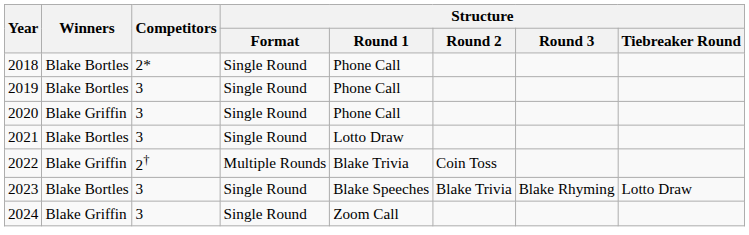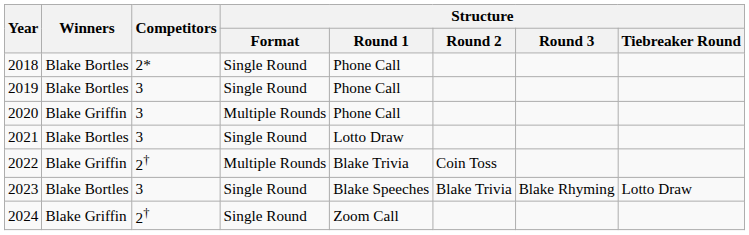(265, 112) Single Round -> (275, 112) Multiple Rounds
(139, 213) 3 -> (143, 215) 2†
